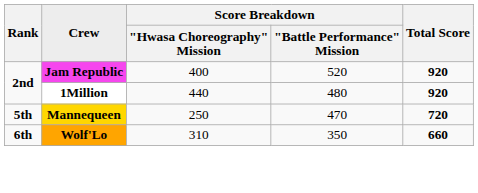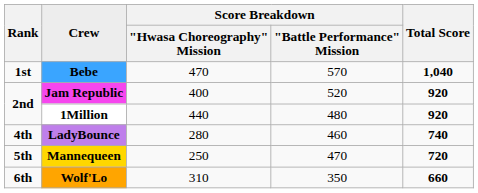+ row: (84, 72)
+ row: (84, 135)
